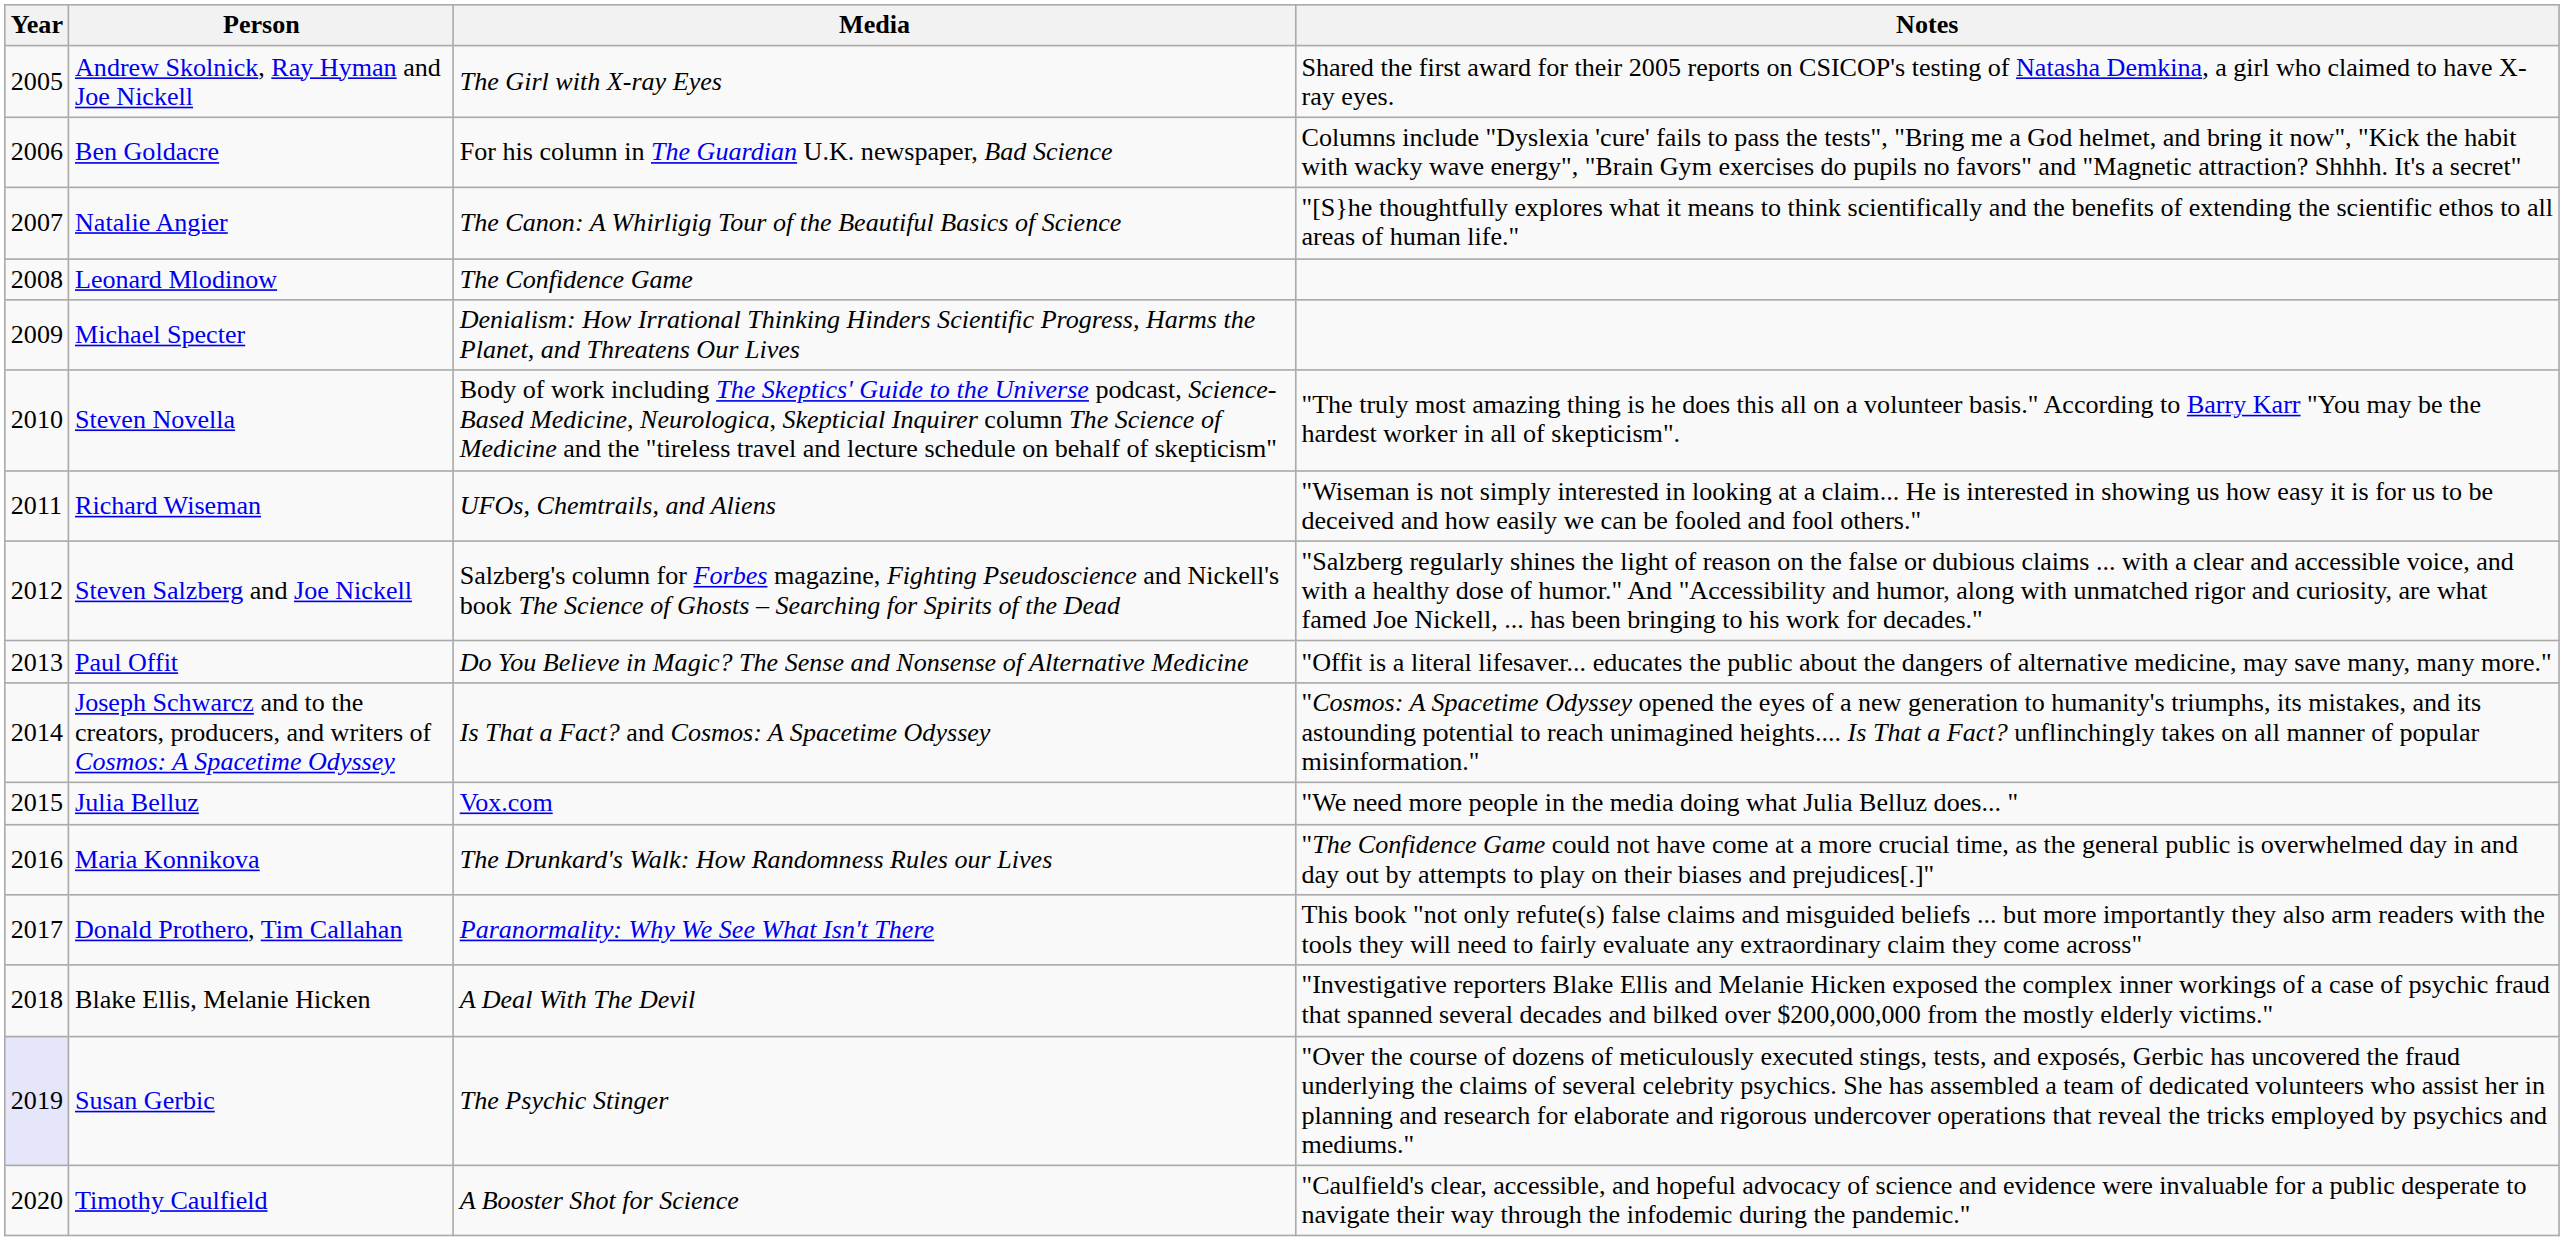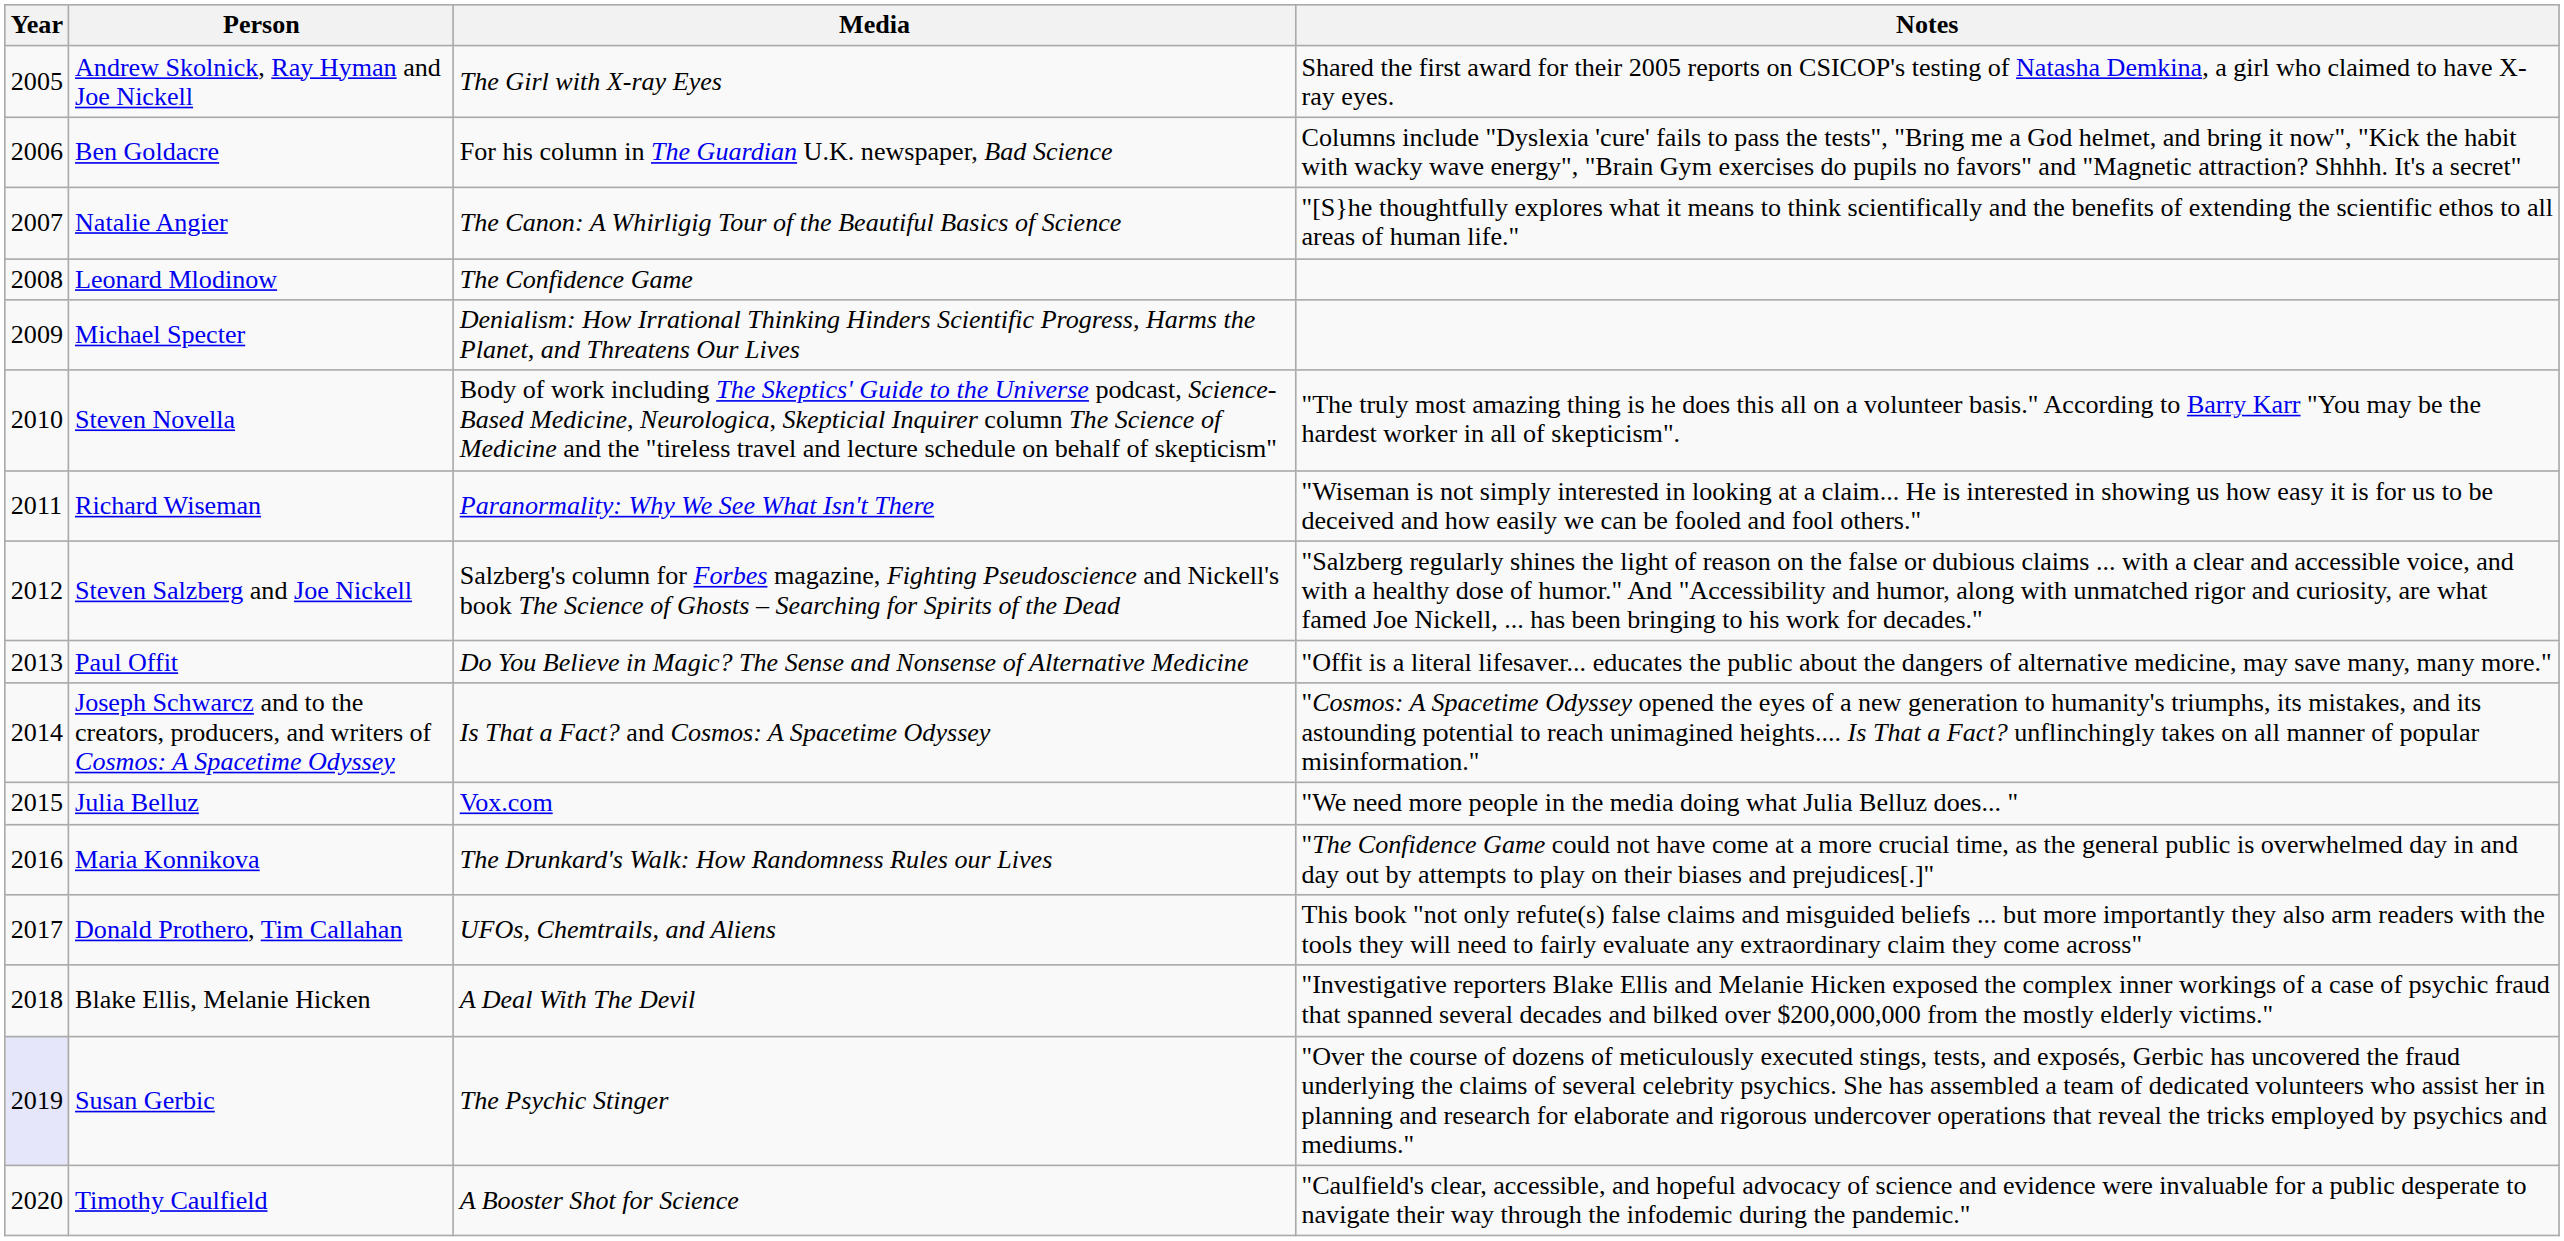(618, 505) UFOs, Chemtrails, and Aliens -> (697, 505) Paranormality: Why We See What Isn't There
(697, 929) Paranormality: Why We See What Isn't There -> (618, 929) UFOs, Chemtrails, and Aliens
